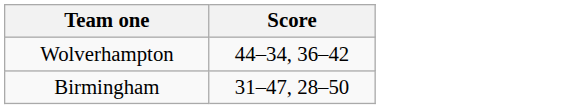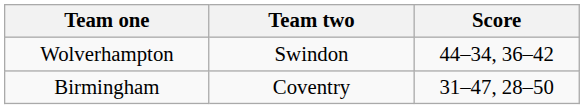+ column: (312, 20)
